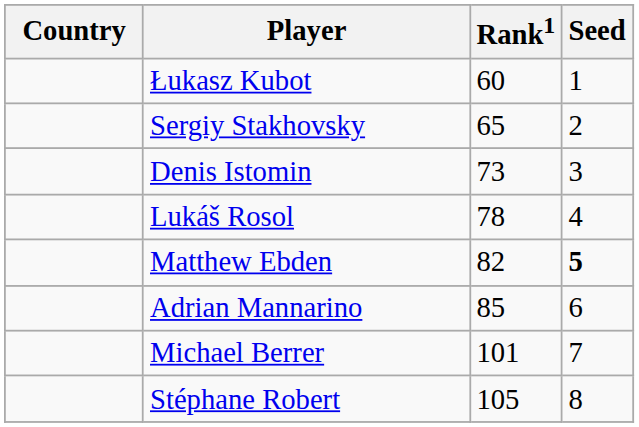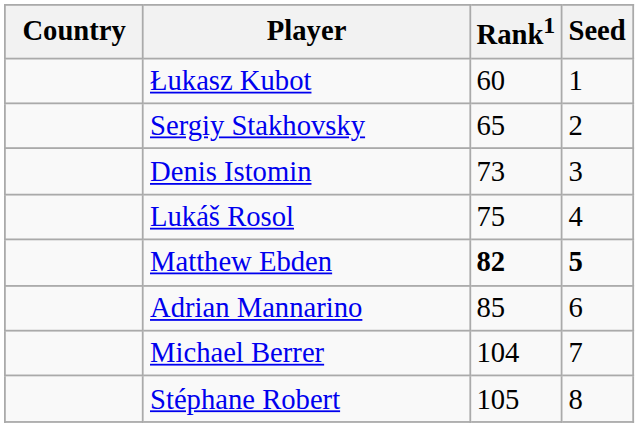(491, 216) 78 -> (491, 216) 75
(491, 262) normal -> (491, 262) bold
(498, 352) 101 -> (498, 352) 104
